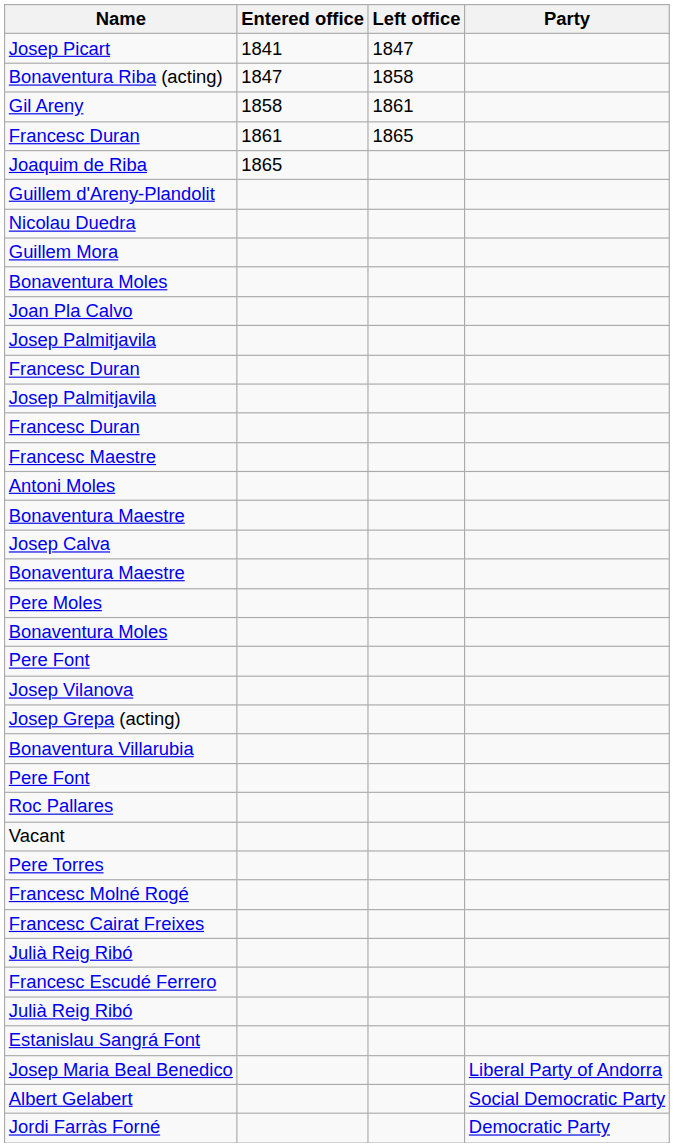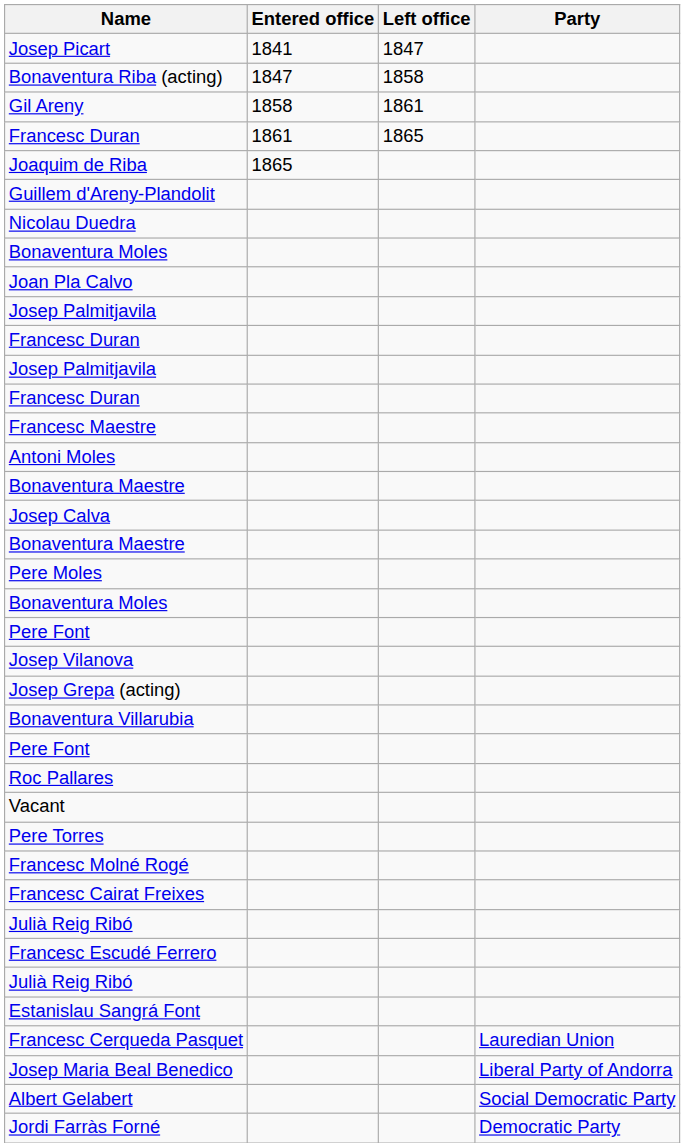- row: (64, 252)
+ row: (126, 1040)
